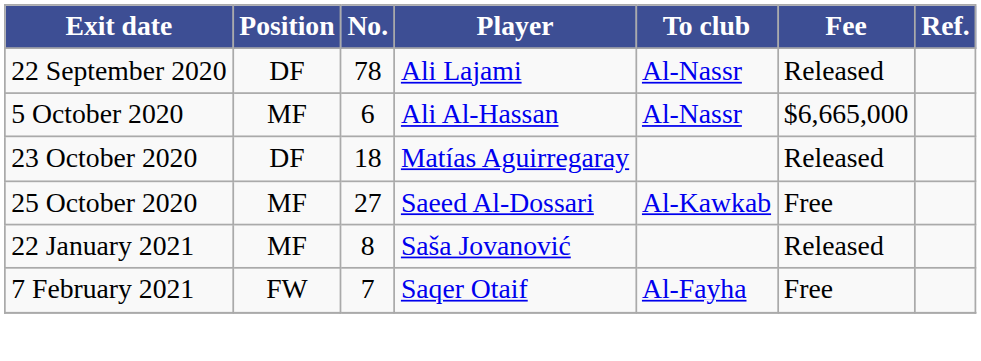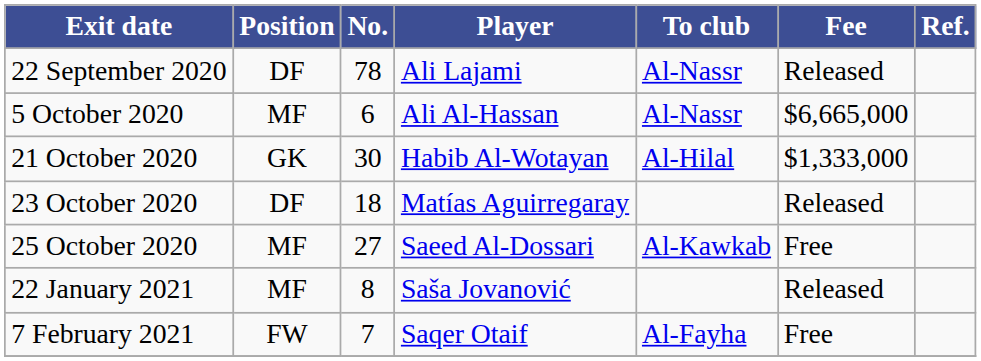+ row: (104, 158)
